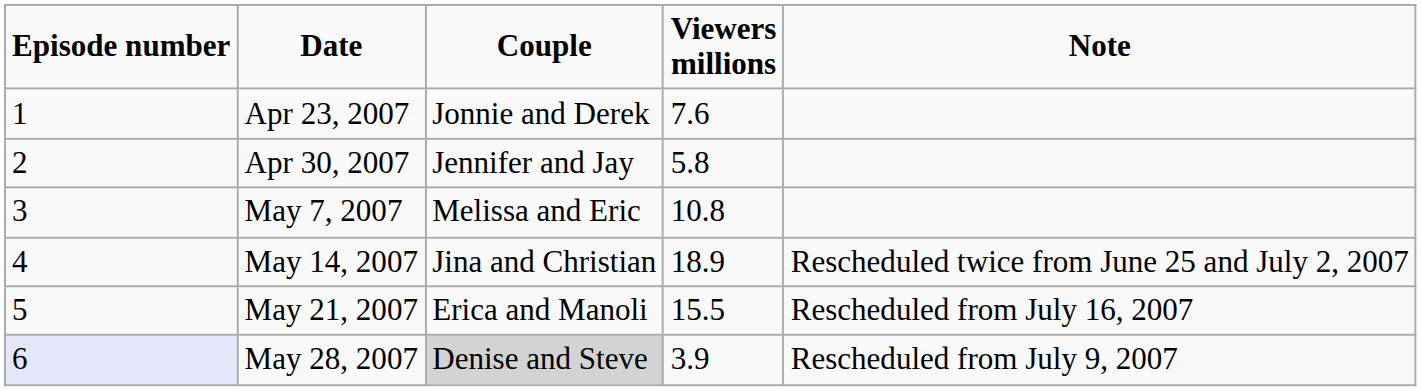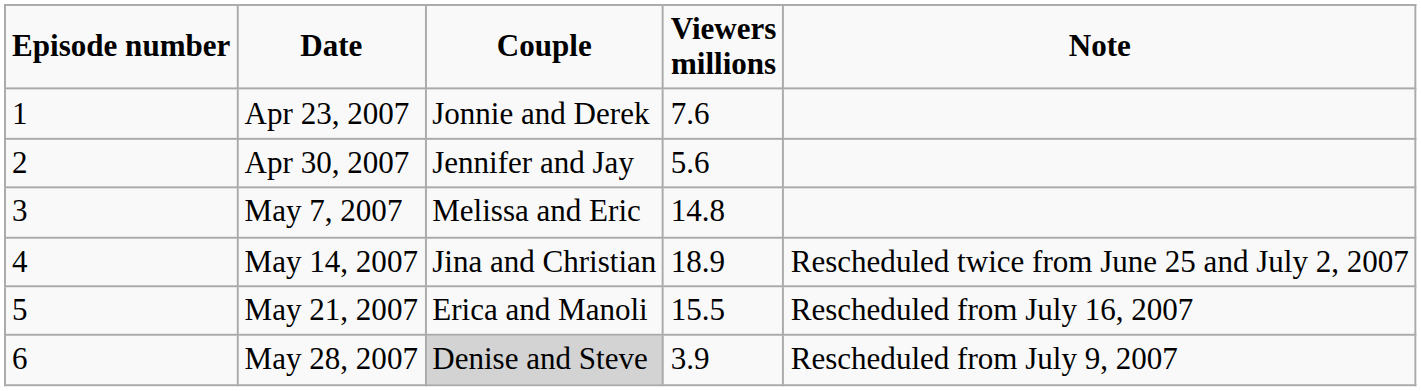(690, 162) 5.8 -> (690, 162) 5.6
(698, 211) 10.8 -> (698, 211) 14.8
(20, 359) lavender background -> (20, 359) no background
